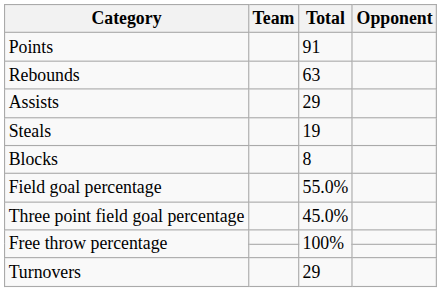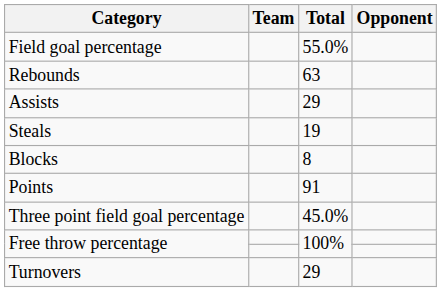rows swapped: (31, 46) <-> (85, 187)
